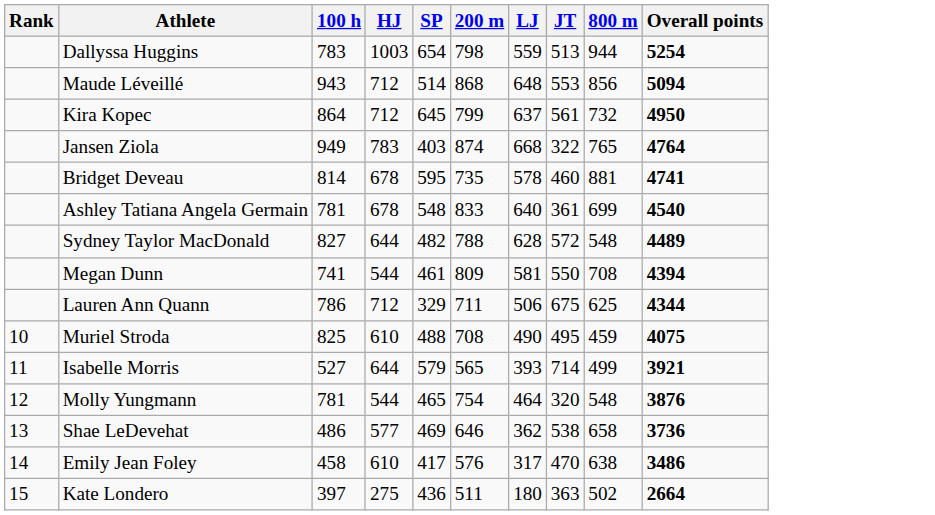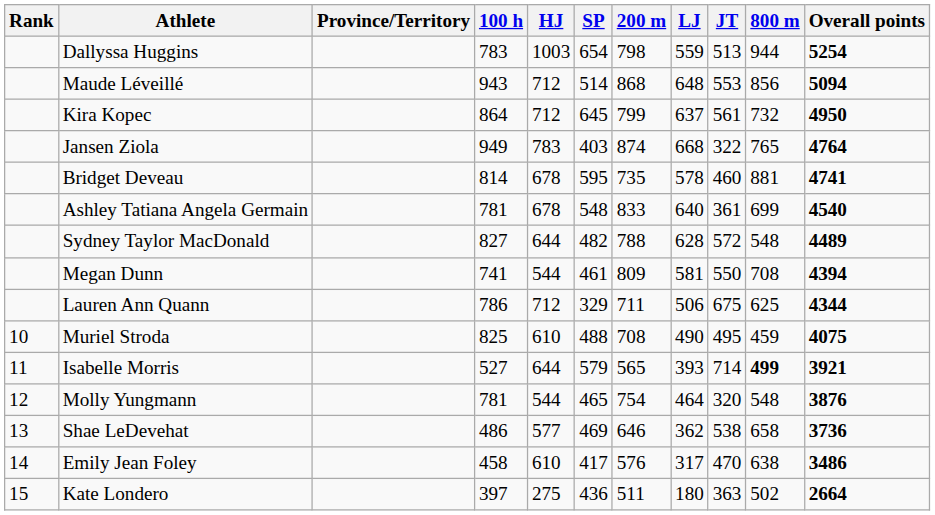+ column: (394, 20)
(603, 367) normal -> (765, 367) bold
